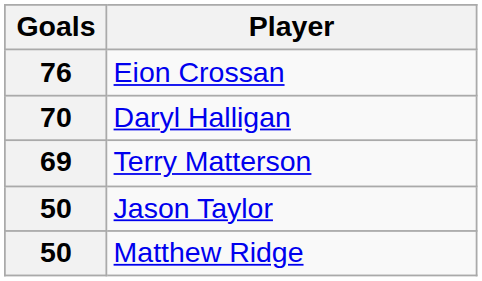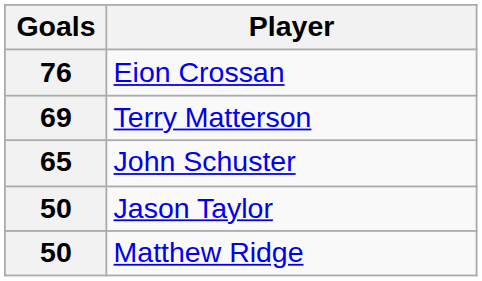- row: (202, 117)
+ row: (205, 162)
